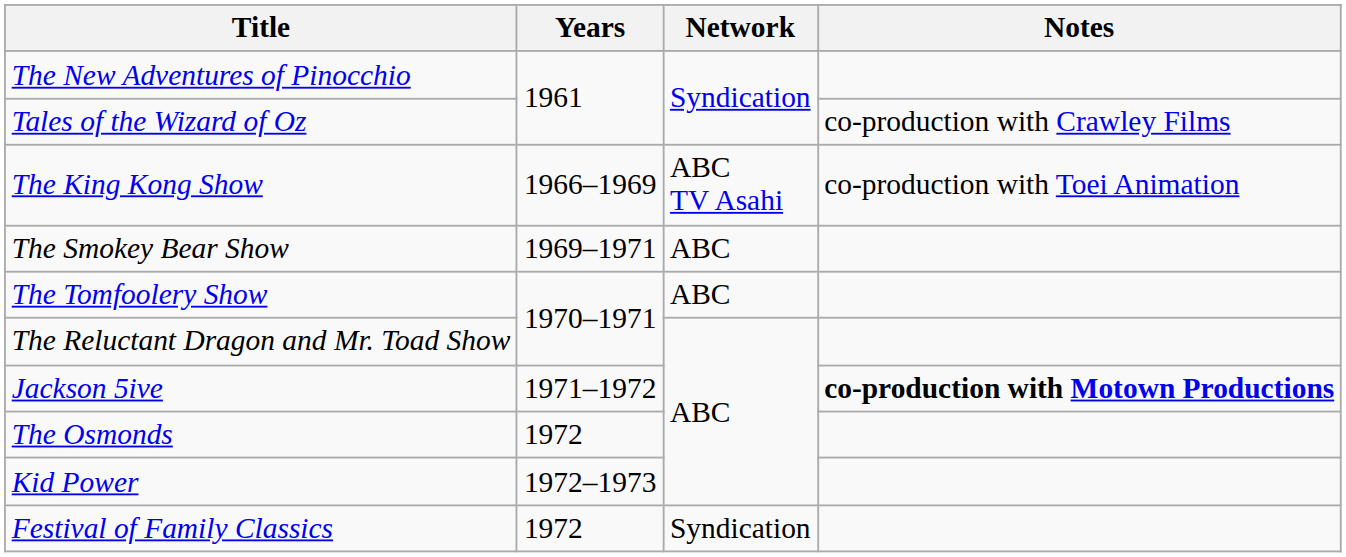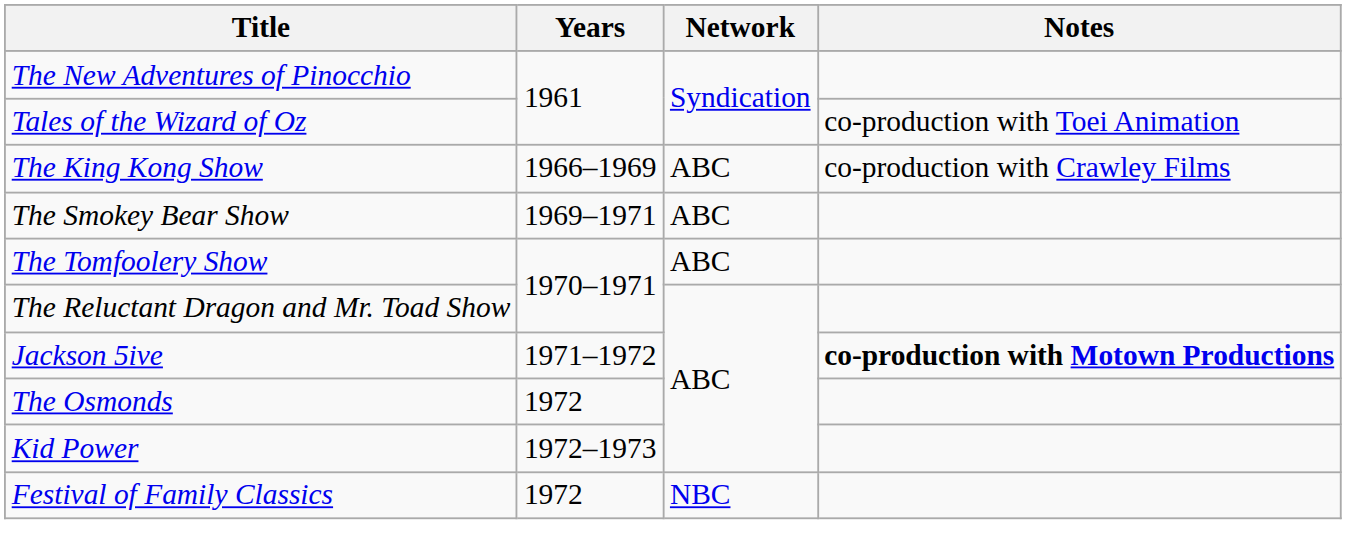(1027, 121) co-production with Crawley Films -> (1032, 121) co-production with Toei Animation
(727, 184) ABC TV Asahi -> (700, 167) ABC
(1032, 184) co-production with Toei Animation -> (1027, 167) co-production with Crawley Films
(740, 527) Syndication -> (700, 494) NBC
